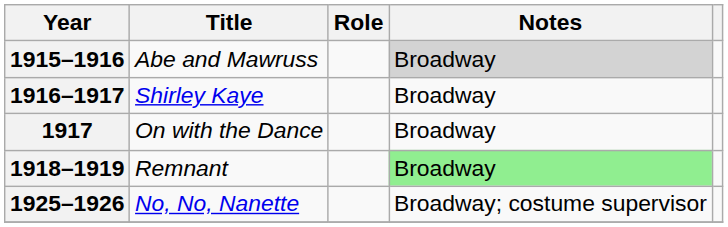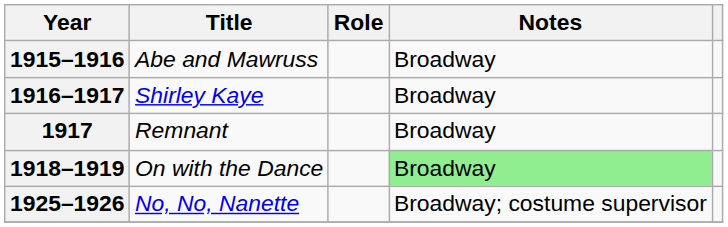(445, 58) lightgrey background -> (445, 58) no background
(229, 131) On with the Dance -> (181, 131) Remnant
(181, 167) Remnant -> (229, 167) On with the Dance
